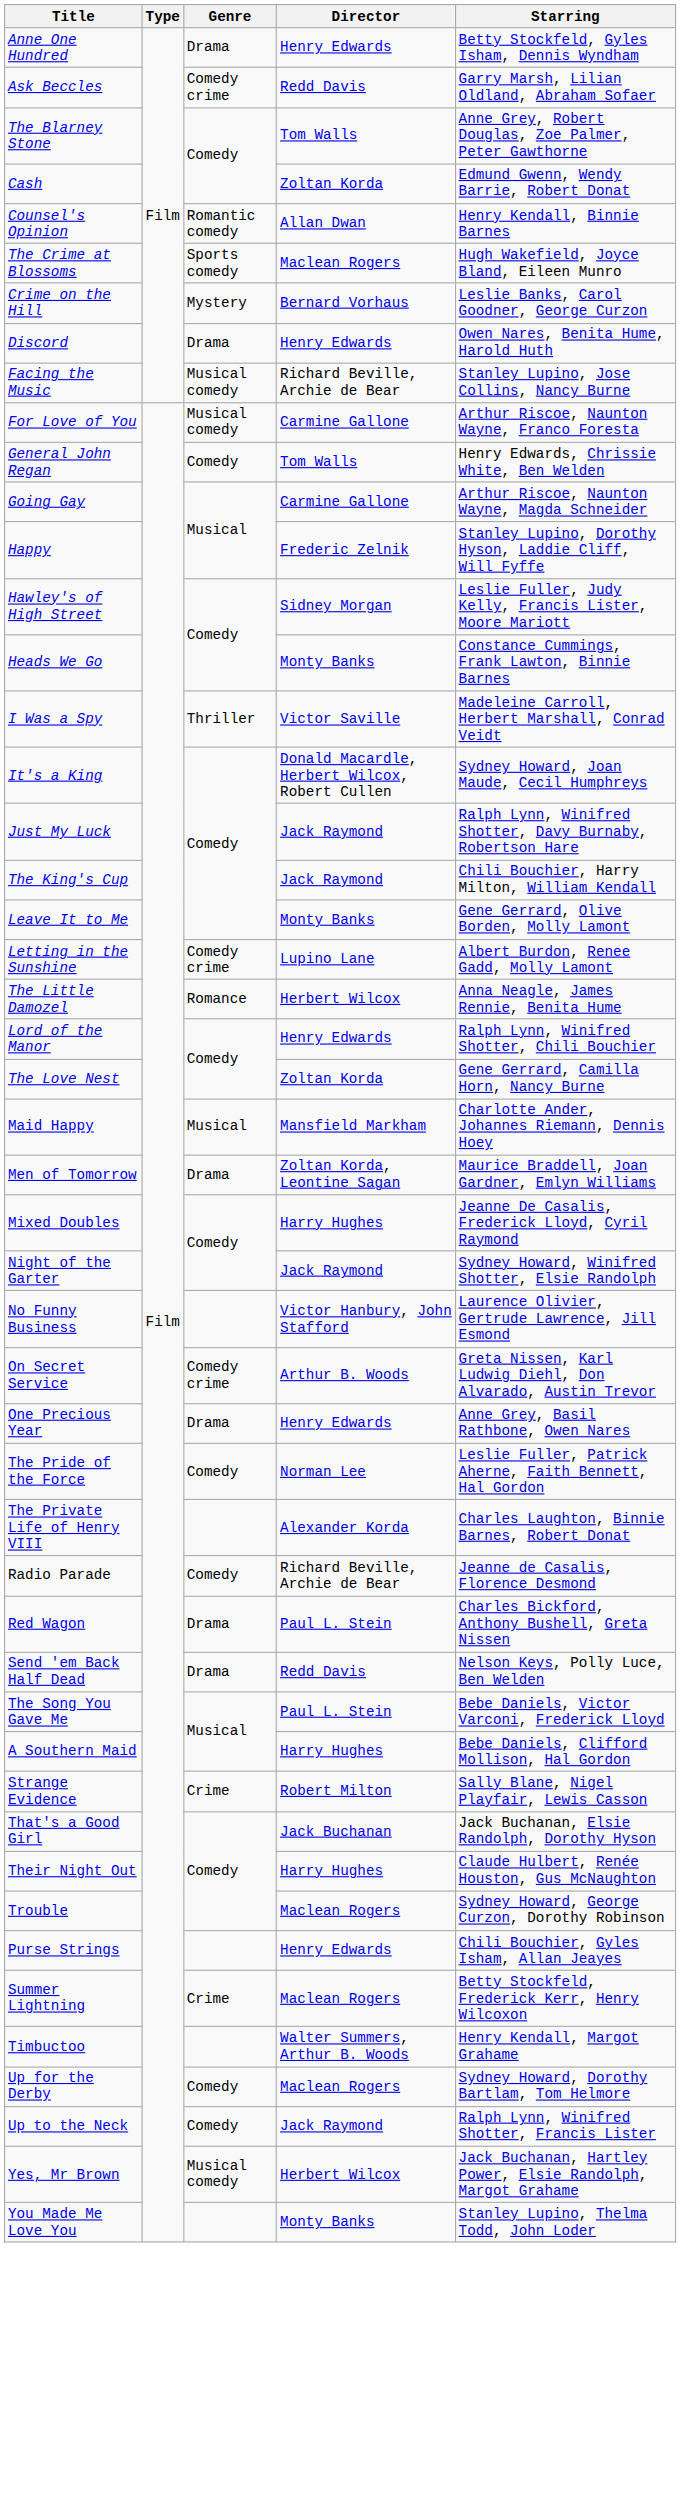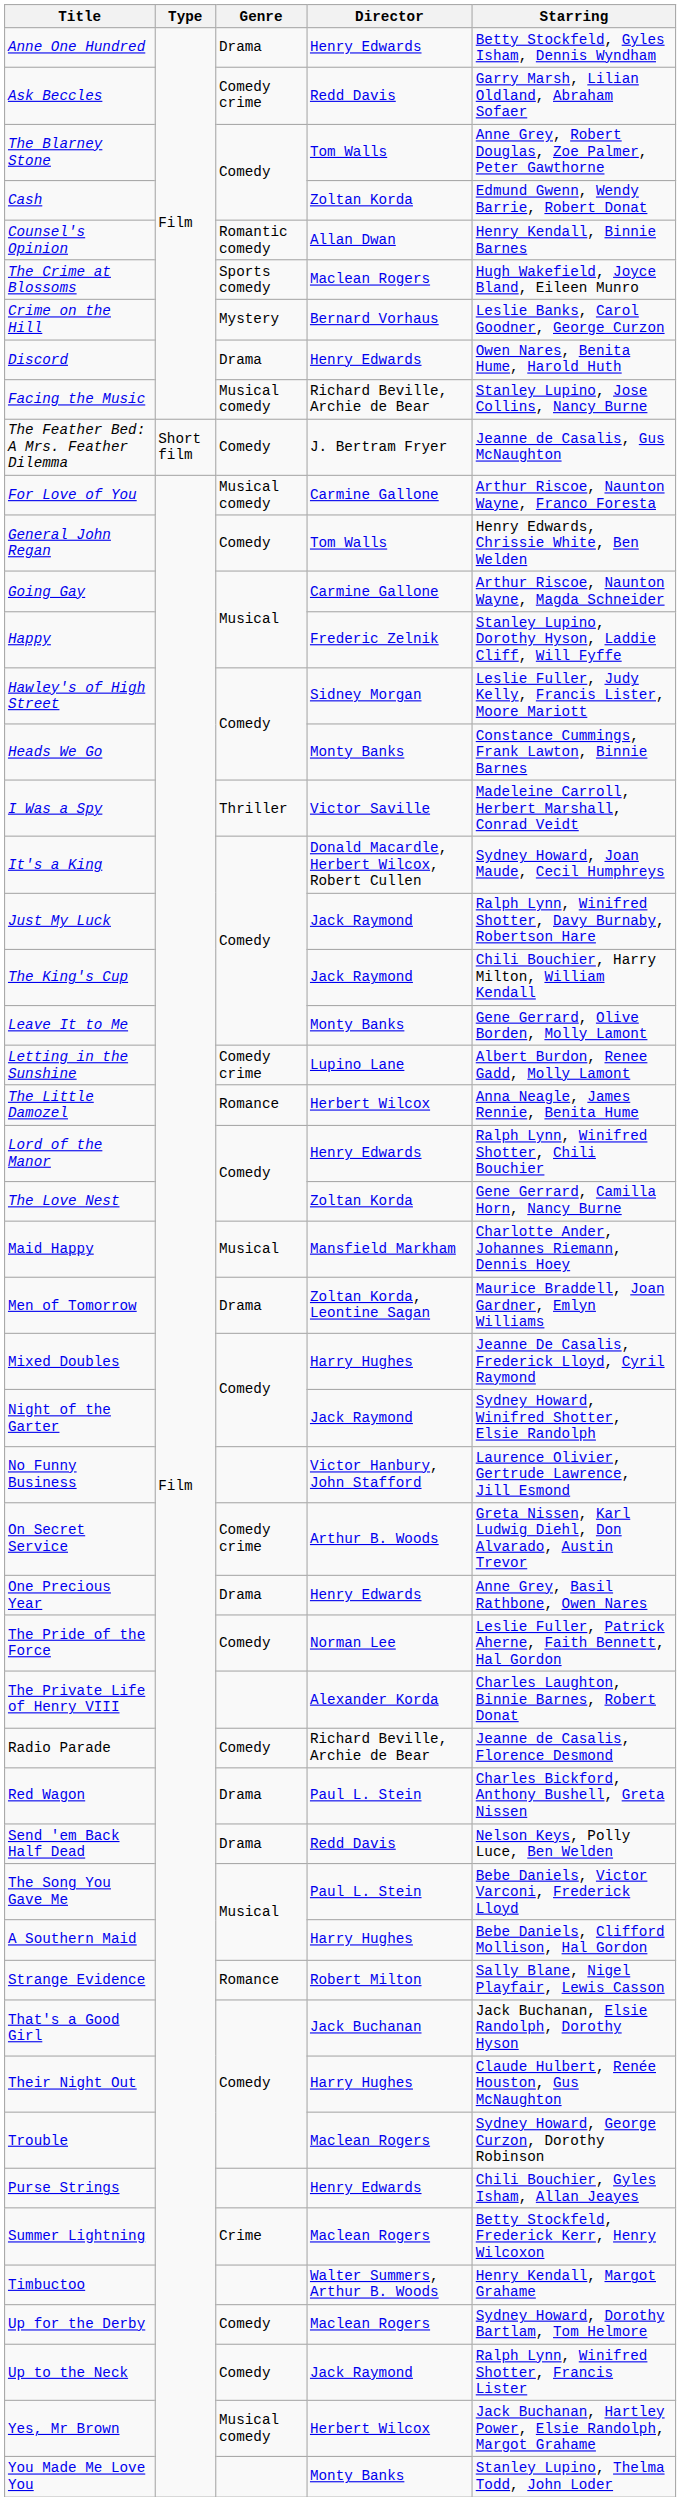+ row: (77, 447)
(208, 1791) Crime -> (249, 1980) Romance
